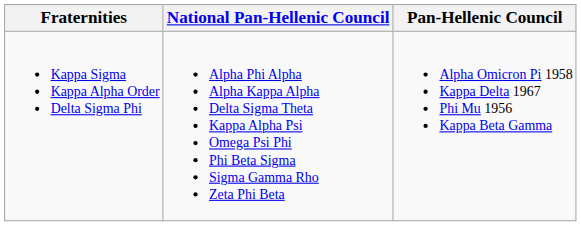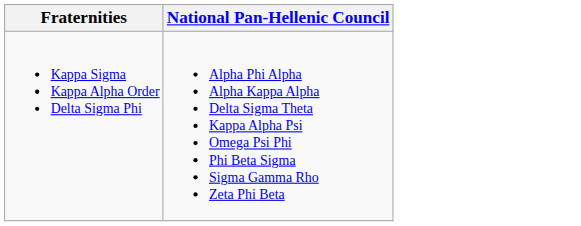- column: (485, 18)
